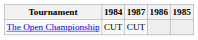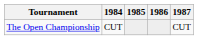columns swapped: (182, 12) <-> (136, 12)
